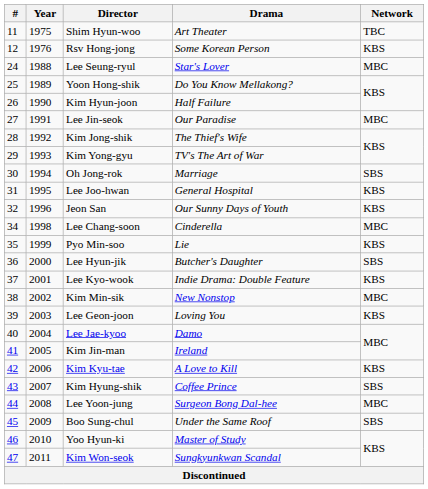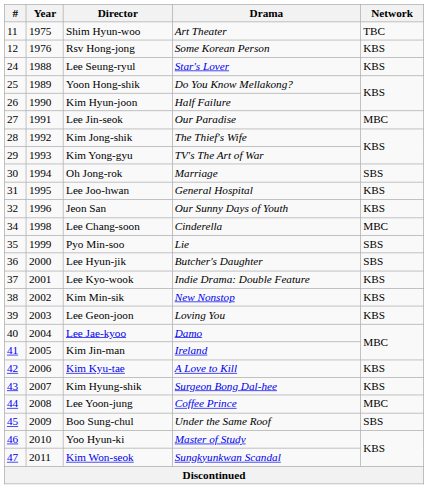(376, 66) MBC -> (374, 66) KBS
(374, 244) KBS -> (373, 244) SBS
(376, 297) MBC -> (374, 297) KBS
(206, 386) Coffee Prince -> (226, 386) Surgeon Bong Dal-hee
(373, 386) SBS -> (374, 386) KBS
(226, 404) Surgeon Bong Dal-hee -> (206, 404) Coffee Prince
